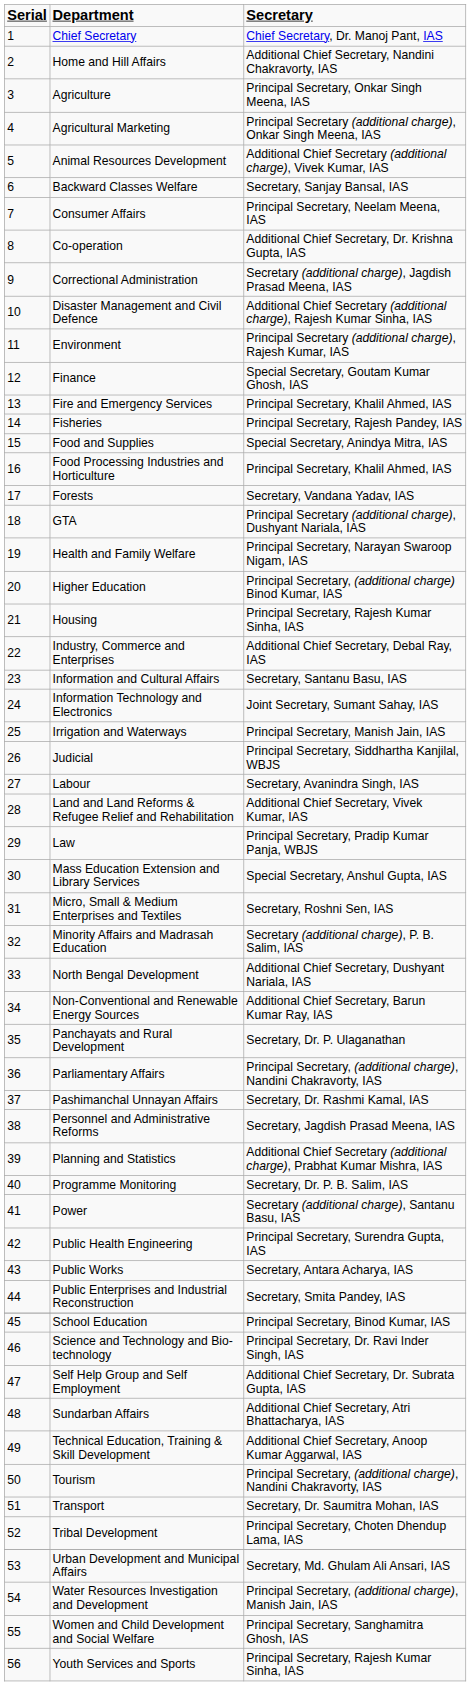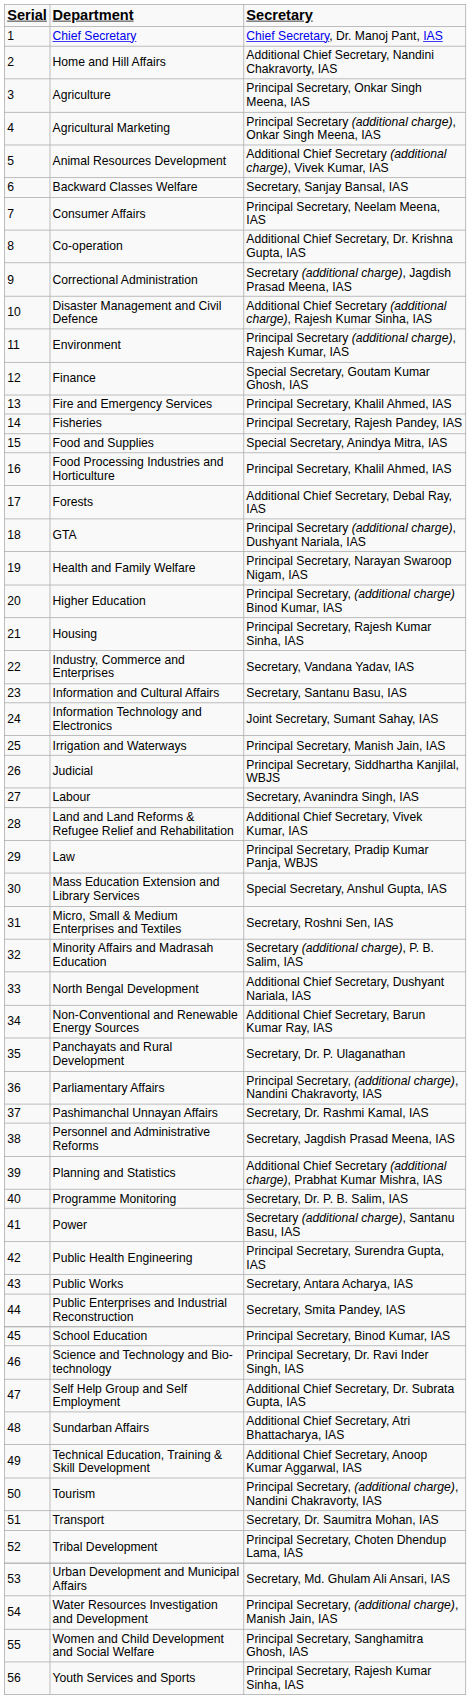(330, 495) Secretary, Vandana Yadav, IAS -> (349, 502) Additional Chief Secretary, Debal Ray, IAS
(349, 653) Additional Chief Secretary, Debal Ray, IAS -> (330, 667) Secretary, Vandana Yadav, IAS
